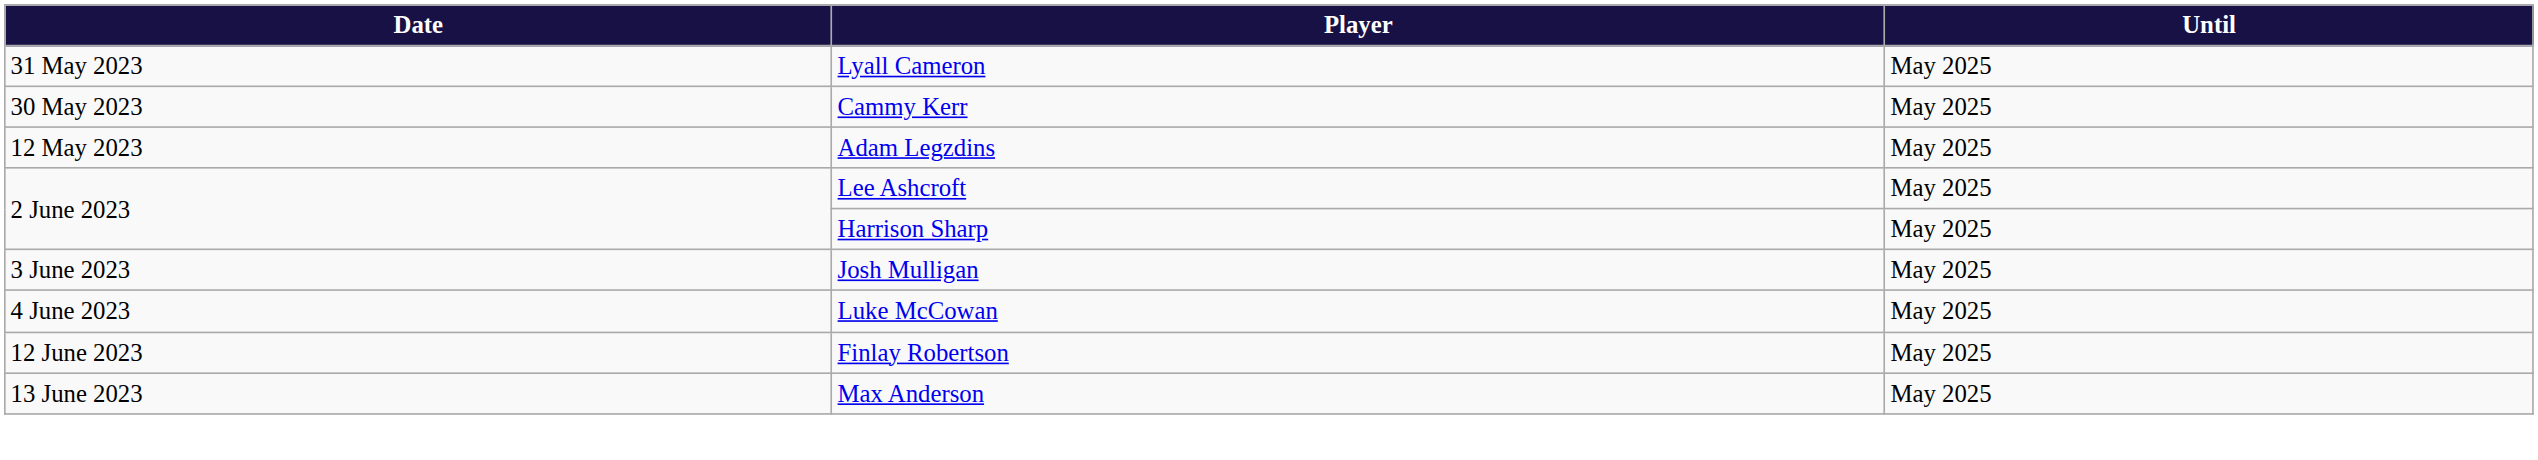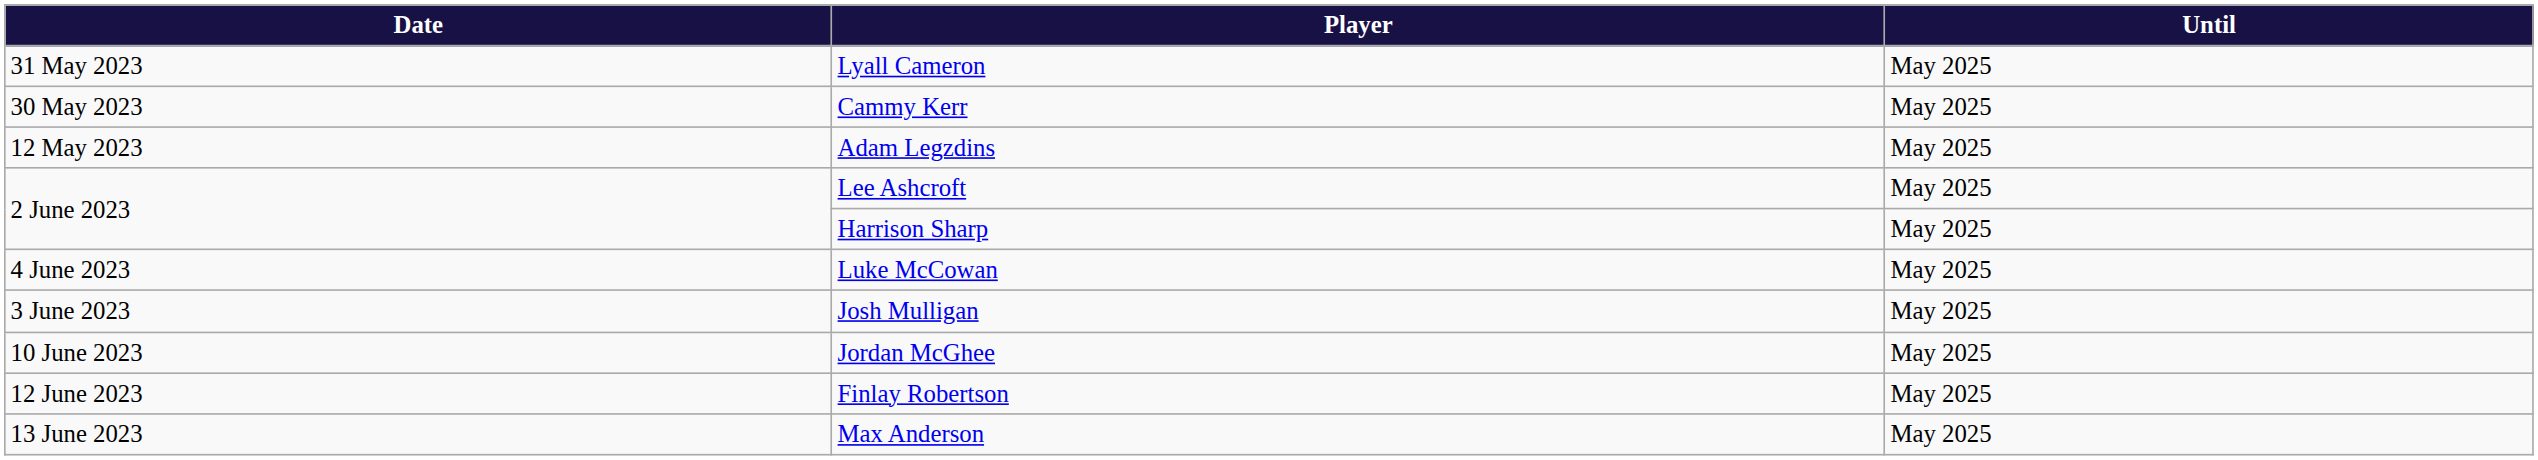rows swapped: (908, 270) <-> (918, 311)
+ row: (916, 351)
